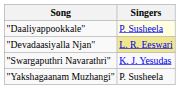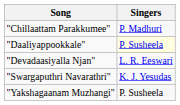+ row: (58, 28)
(146, 44) khaki background -> (146, 60) no background
